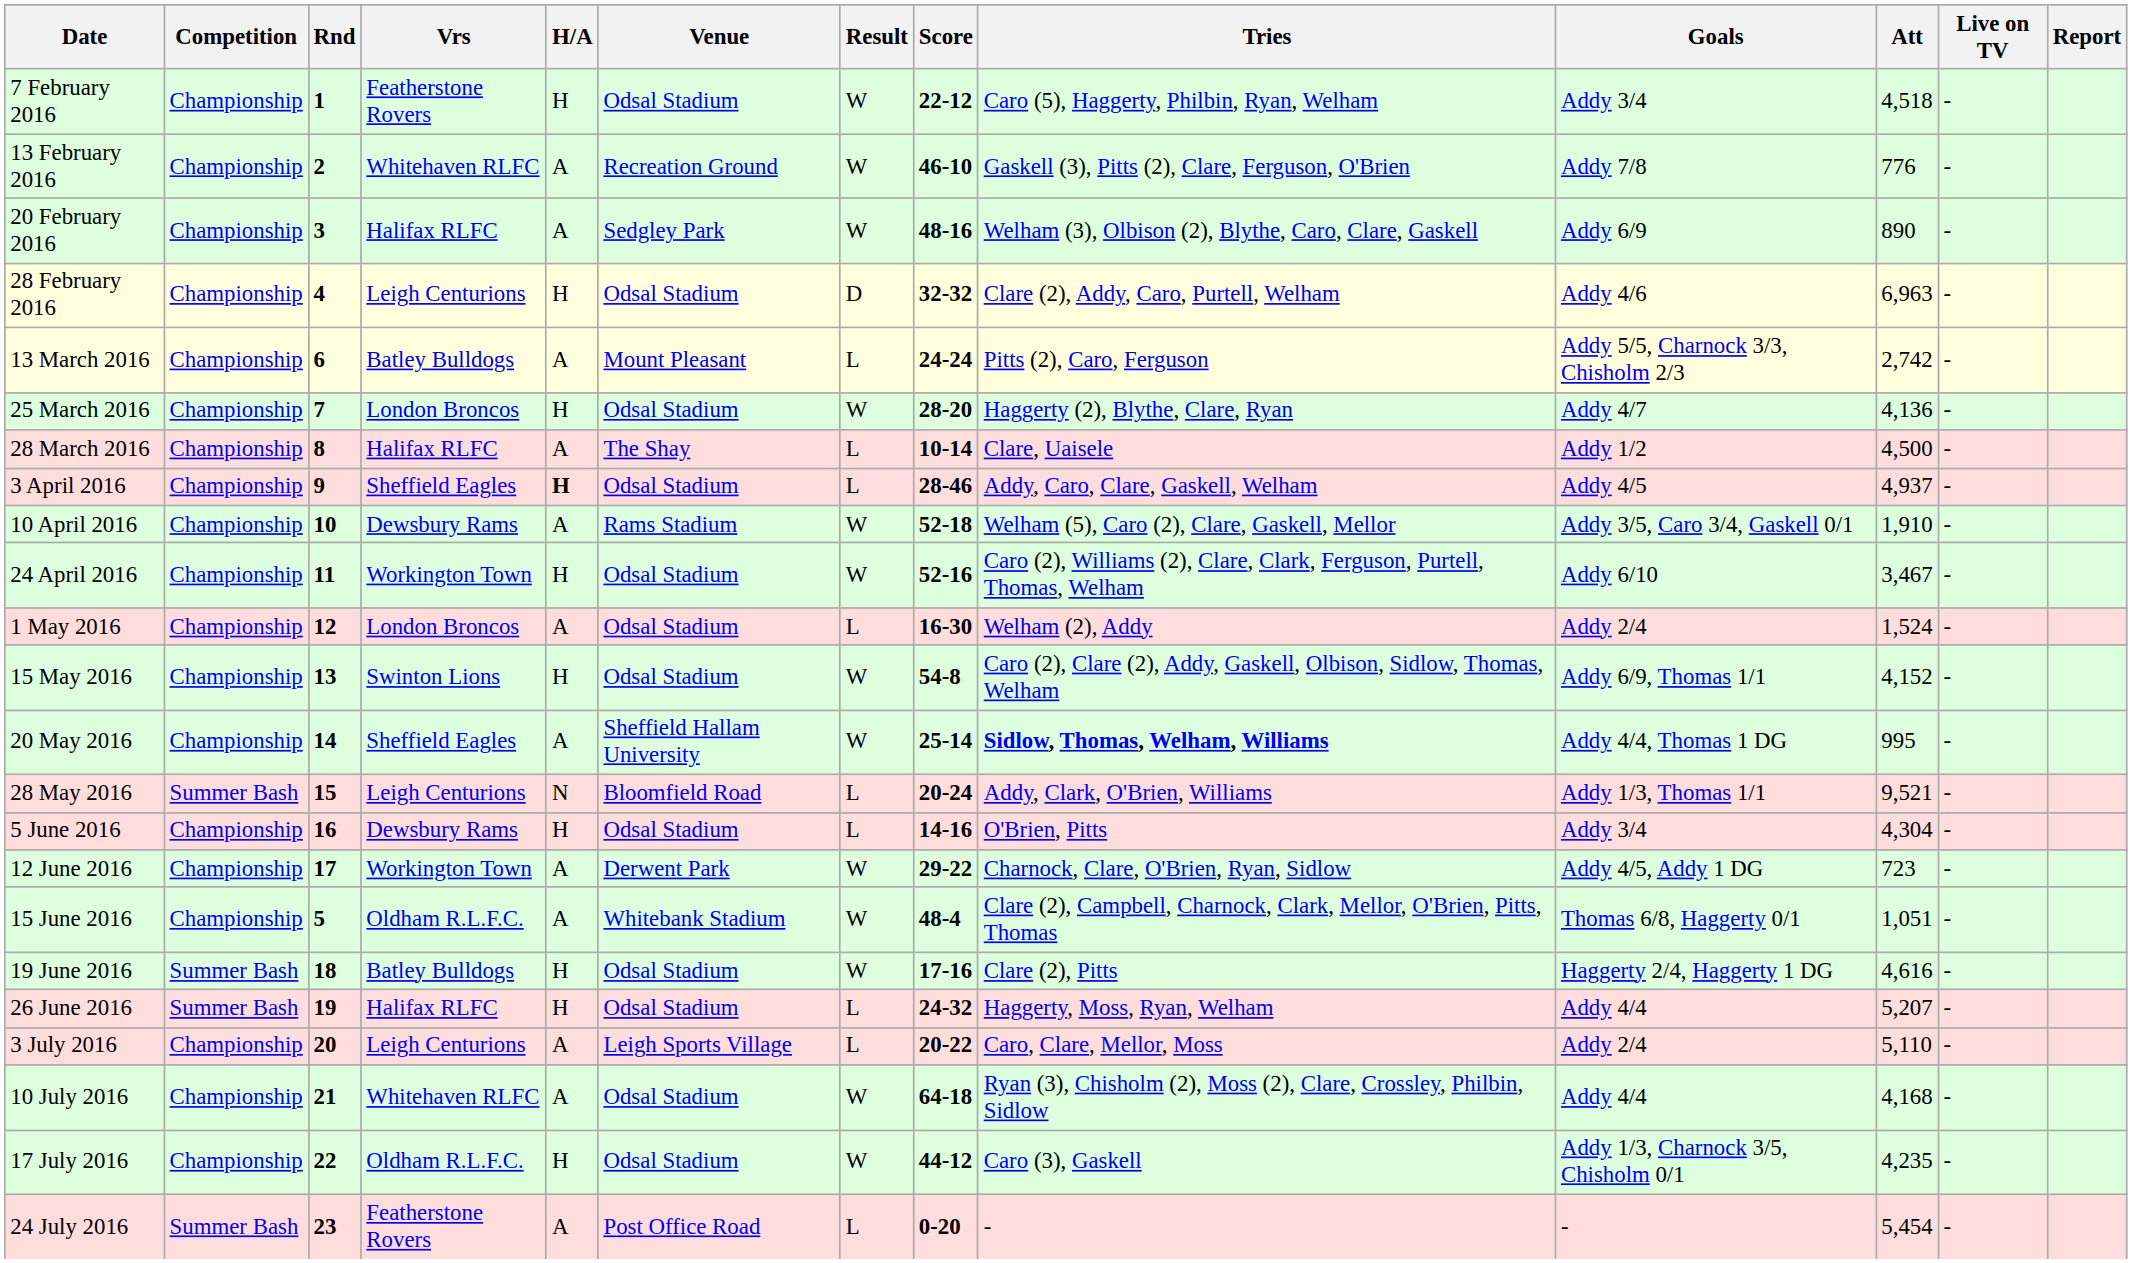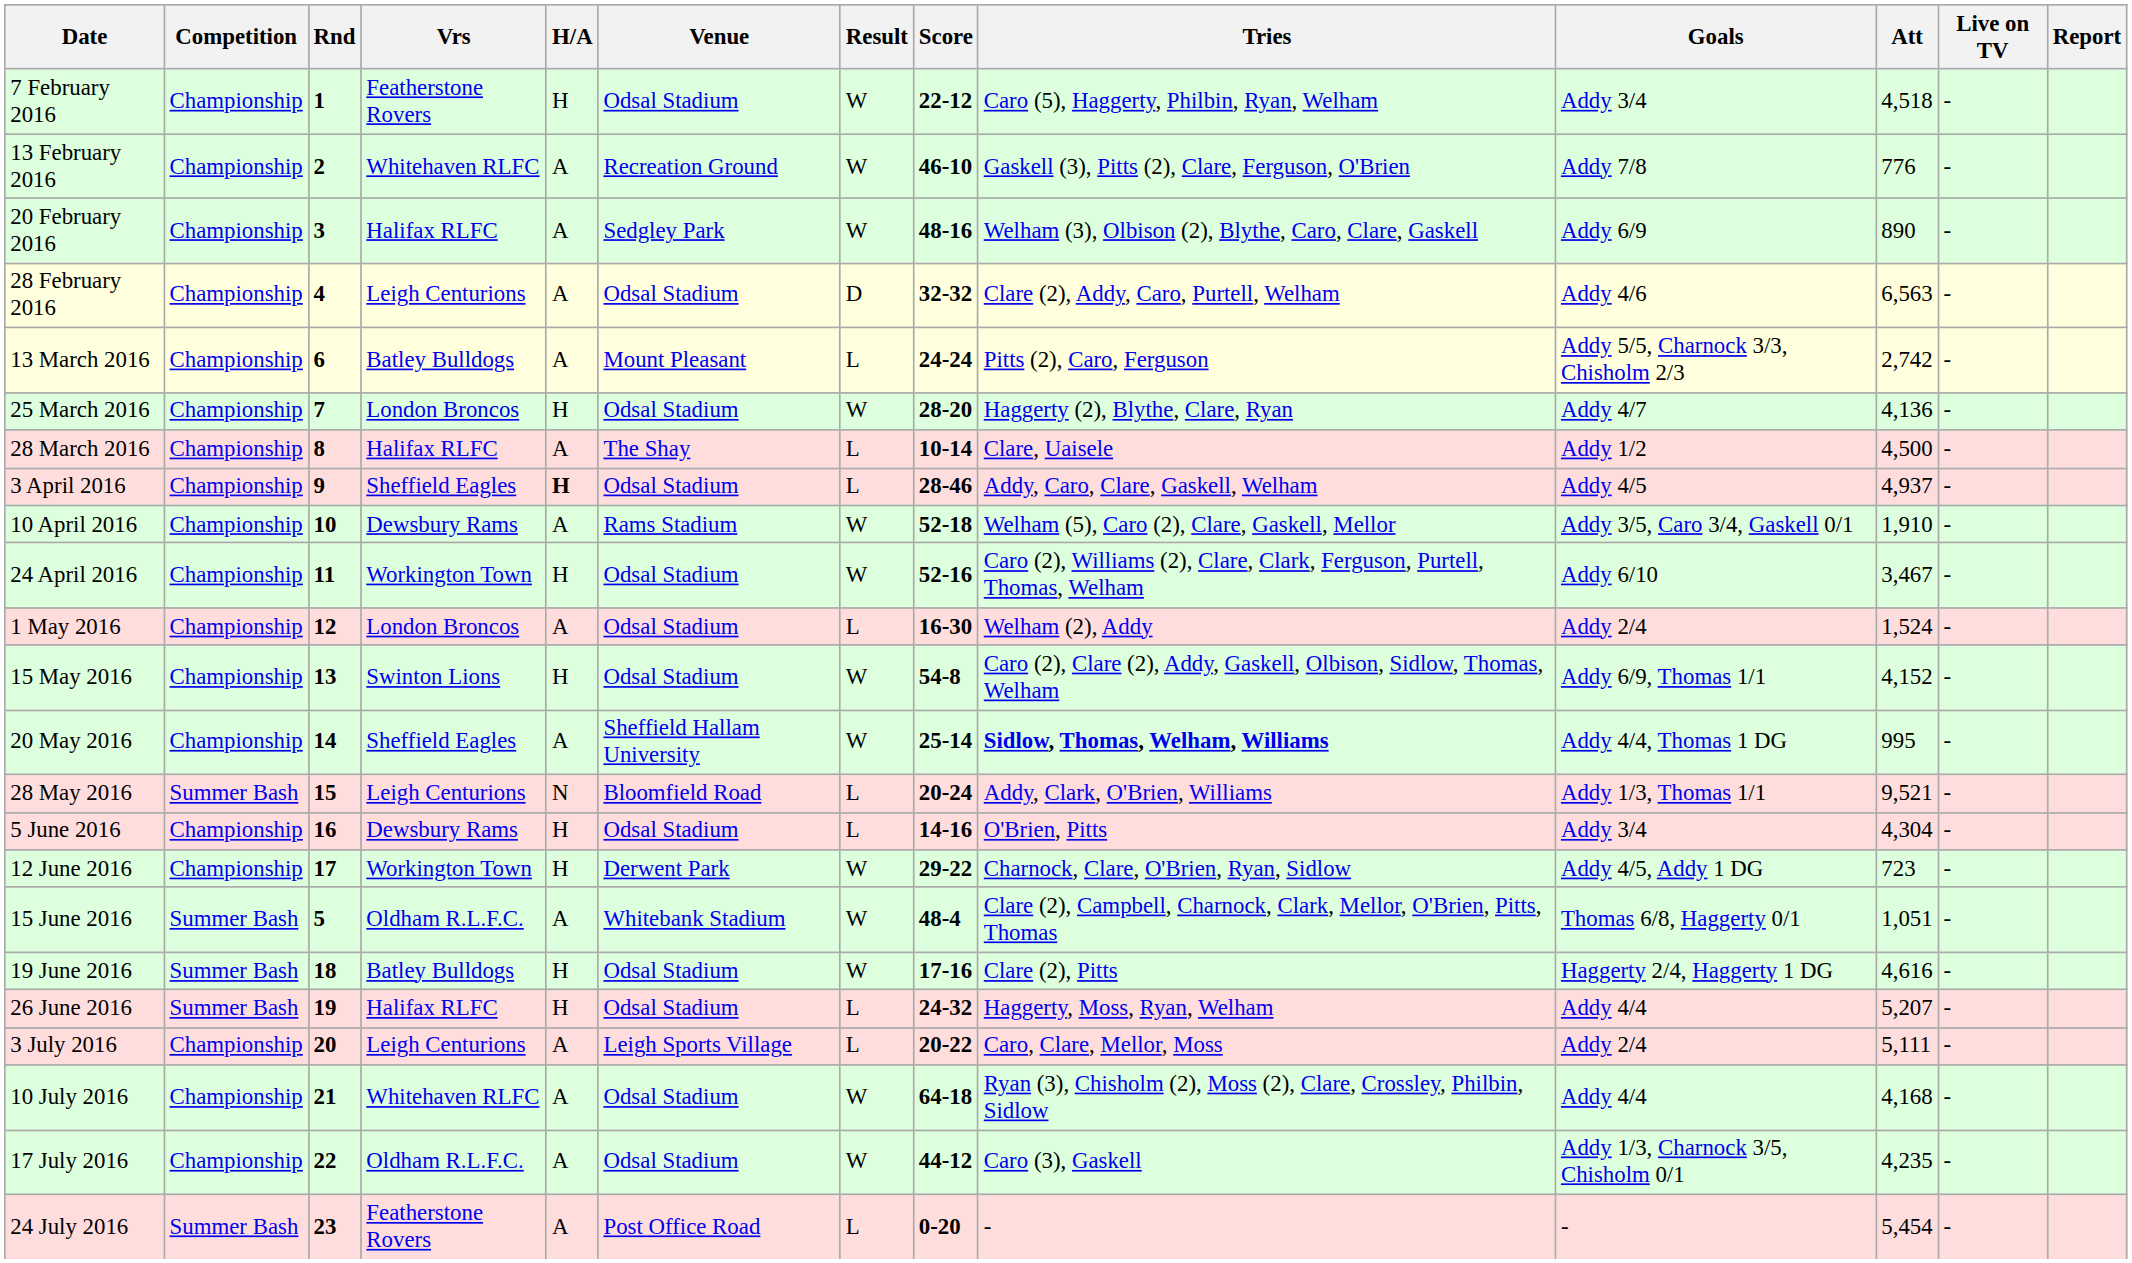(560, 294) H -> (560, 294) A
(1907, 294) 6,963 -> (1907, 294) 6,563
(560, 867) A -> (560, 867) H
(236, 919) Championship -> (234, 919) Summer Bash
(1907, 1045) 5,110 -> (1906, 1045) 5,111
(560, 1161) H -> (560, 1161) A
